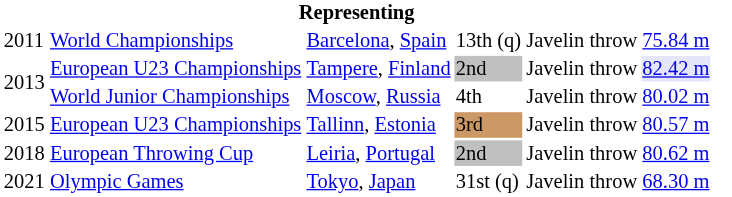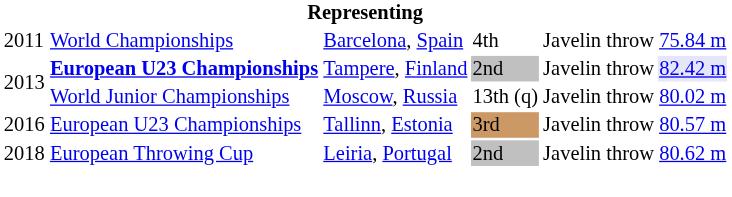(488, 40) 13th (q) -> (486, 40) 4th
(176, 68) normal -> (184, 68) bold
(469, 96) 4th -> (505, 96) 13th (q)
(24, 124) 2015 -> (24, 124) 2016
- row: (361, 181)
